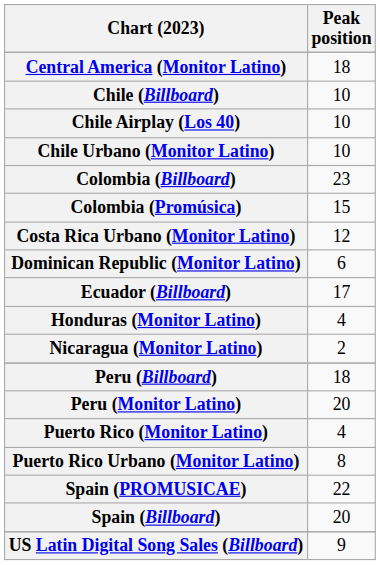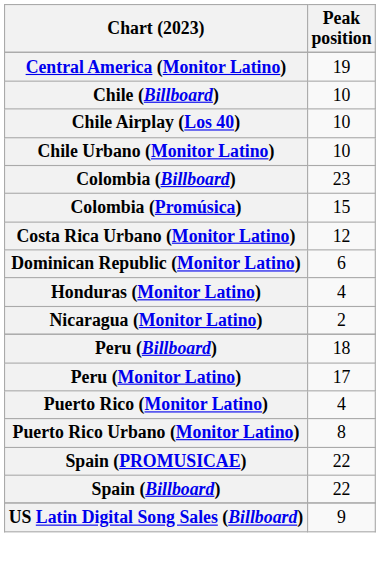(342, 66) 18 -> (342, 66) 19
- row: (156, 292)
(342, 404) 20 -> (342, 376) 17
(342, 517) 20 -> (342, 489) 22
